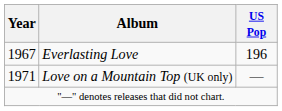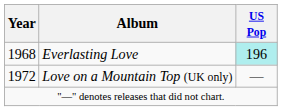(22, 53) 1967 -> (22, 53) 1968
(256, 53) no background -> (256, 53) paleturquoise background
(22, 76) 1971 -> (22, 76) 1972
